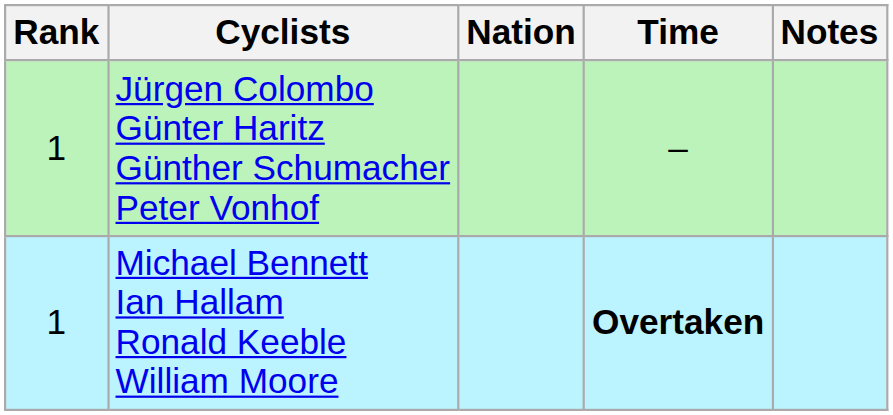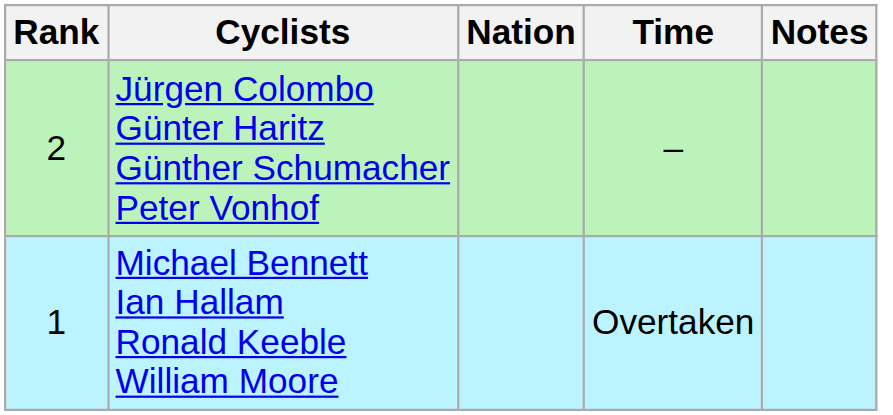(56, 147) 1 -> (56, 147) 2
(678, 322) bold -> (673, 322) normal
